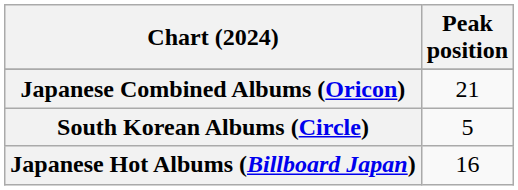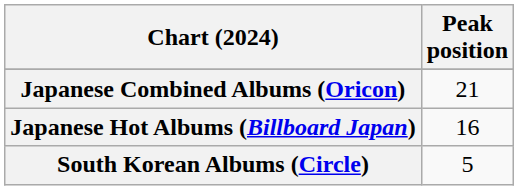rows swapped: (213, 164) <-> (213, 126)
